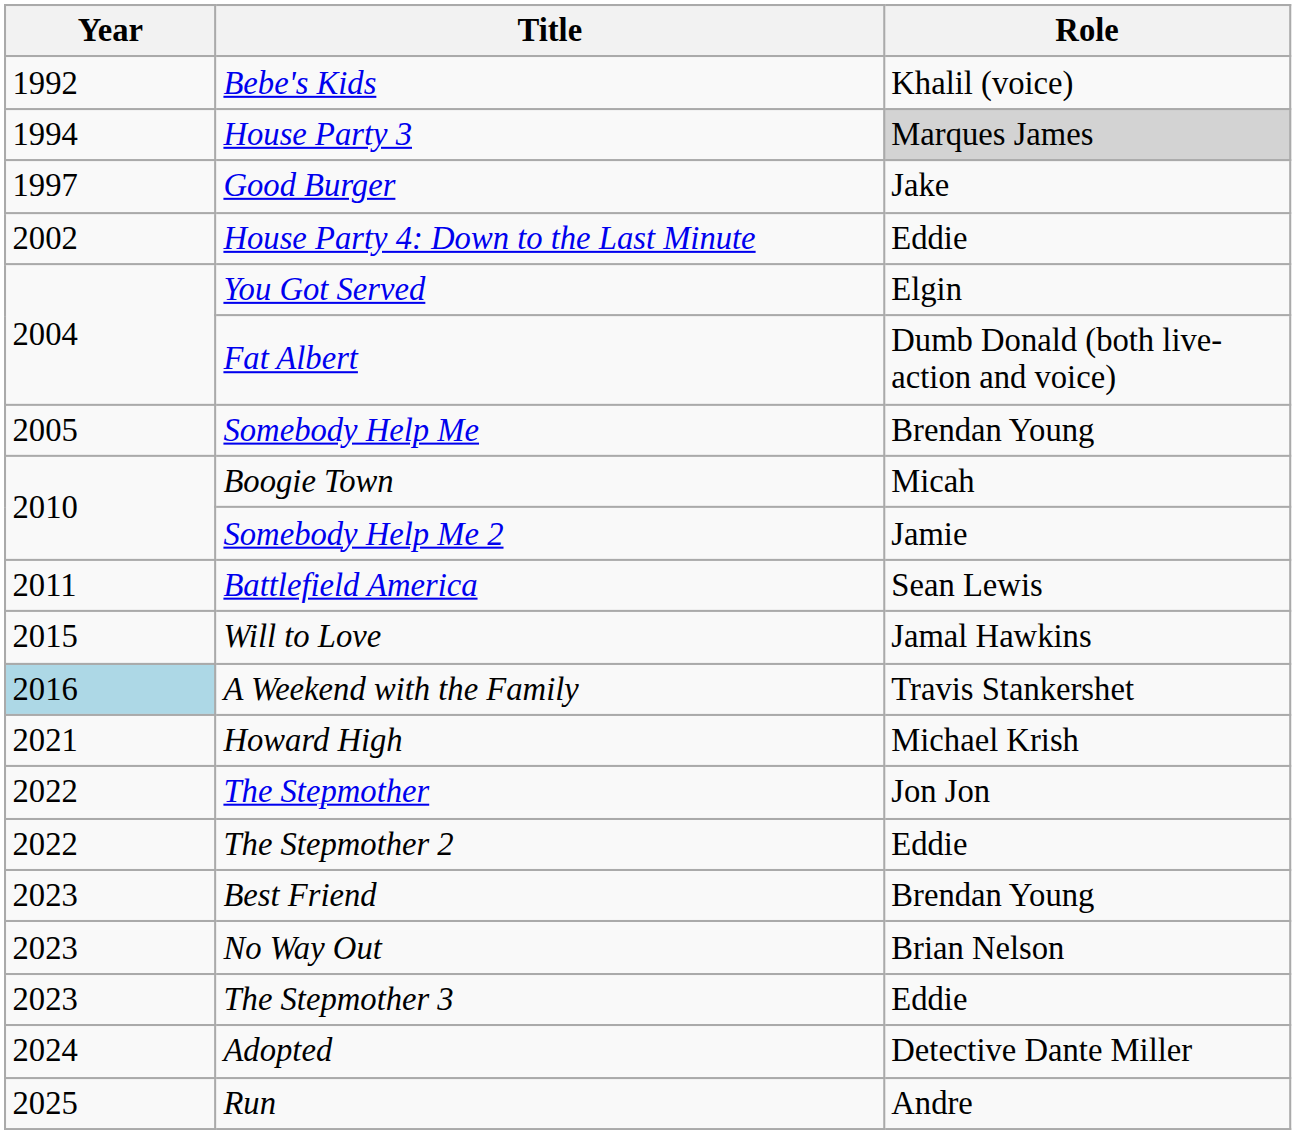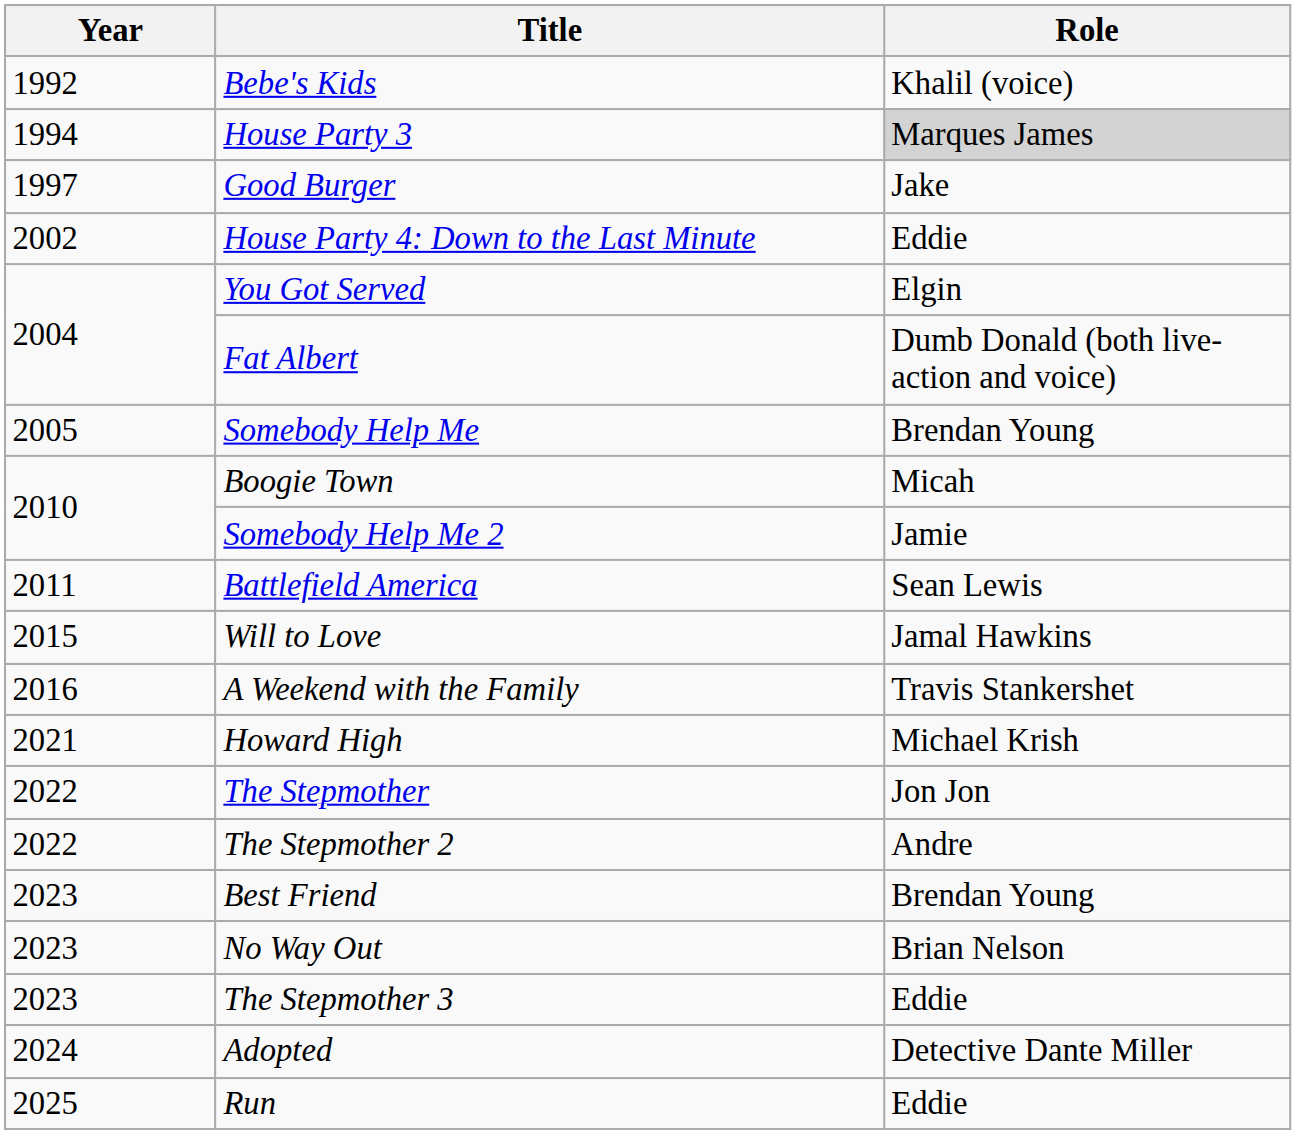(45, 688) lightblue background -> (45, 688) no background
(929, 843) Eddie -> (932, 843) Andre
(932, 1102) Andre -> (929, 1102) Eddie
